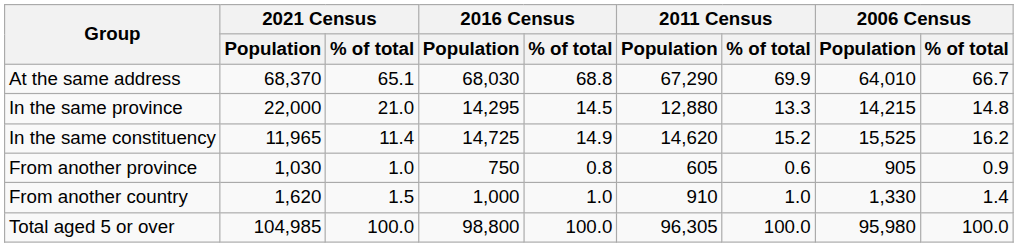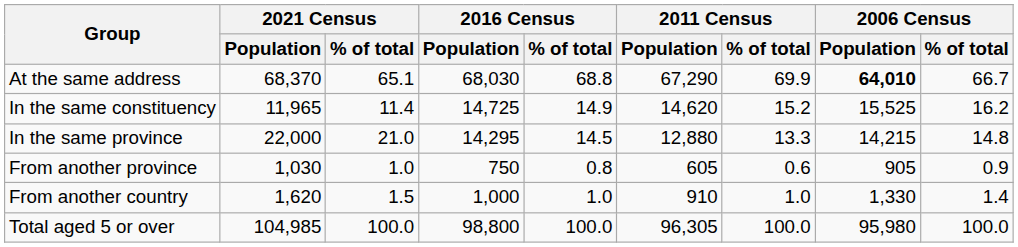(887, 78) normal -> (887, 78) bold
rows swapped: (112, 138) <-> (96, 108)
